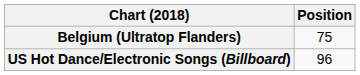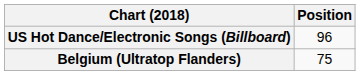rows swapped: (149, 37) <-> (149, 59)
